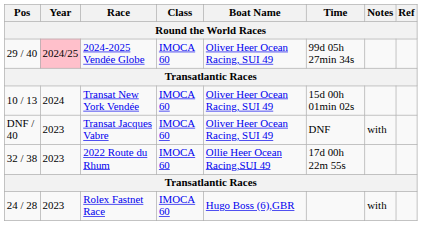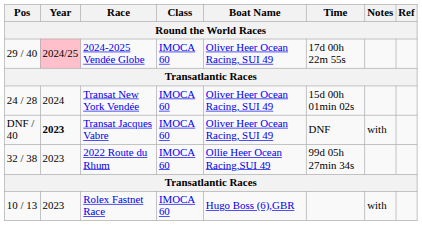(331, 53) 99d 05h 27min 34s -> (327, 53) 17d 00h 22m 55s
(22, 100) 10 / 13 -> (22, 100) 24 / 28
(53, 130) normal -> (53, 130) bold
(327, 159) 17d 00h 22m 55s -> (331, 159) 99d 05h 27min 34s
(22, 206) 24 / 28 -> (22, 206) 10 / 13
